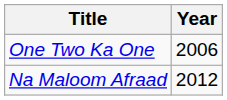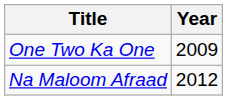(197, 49) 2006 -> (197, 49) 2009
